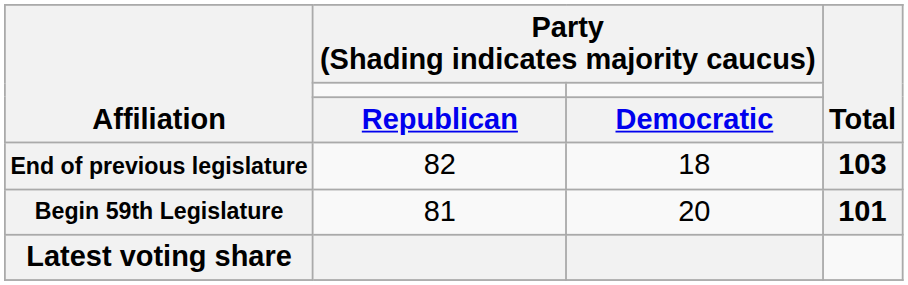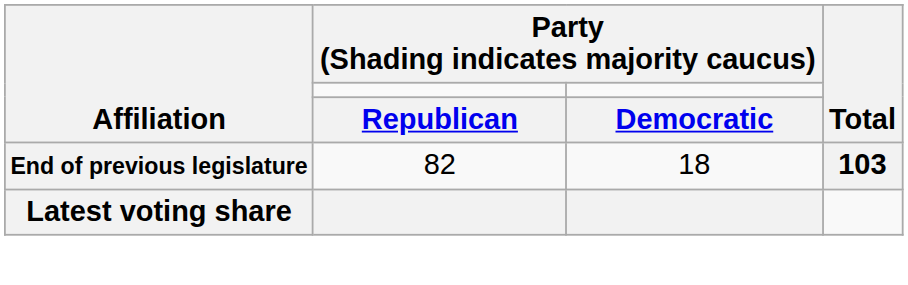- row: (159, 212)
